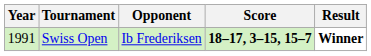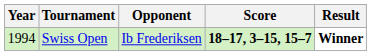(22, 39) 1991 -> (22, 39) 1994
